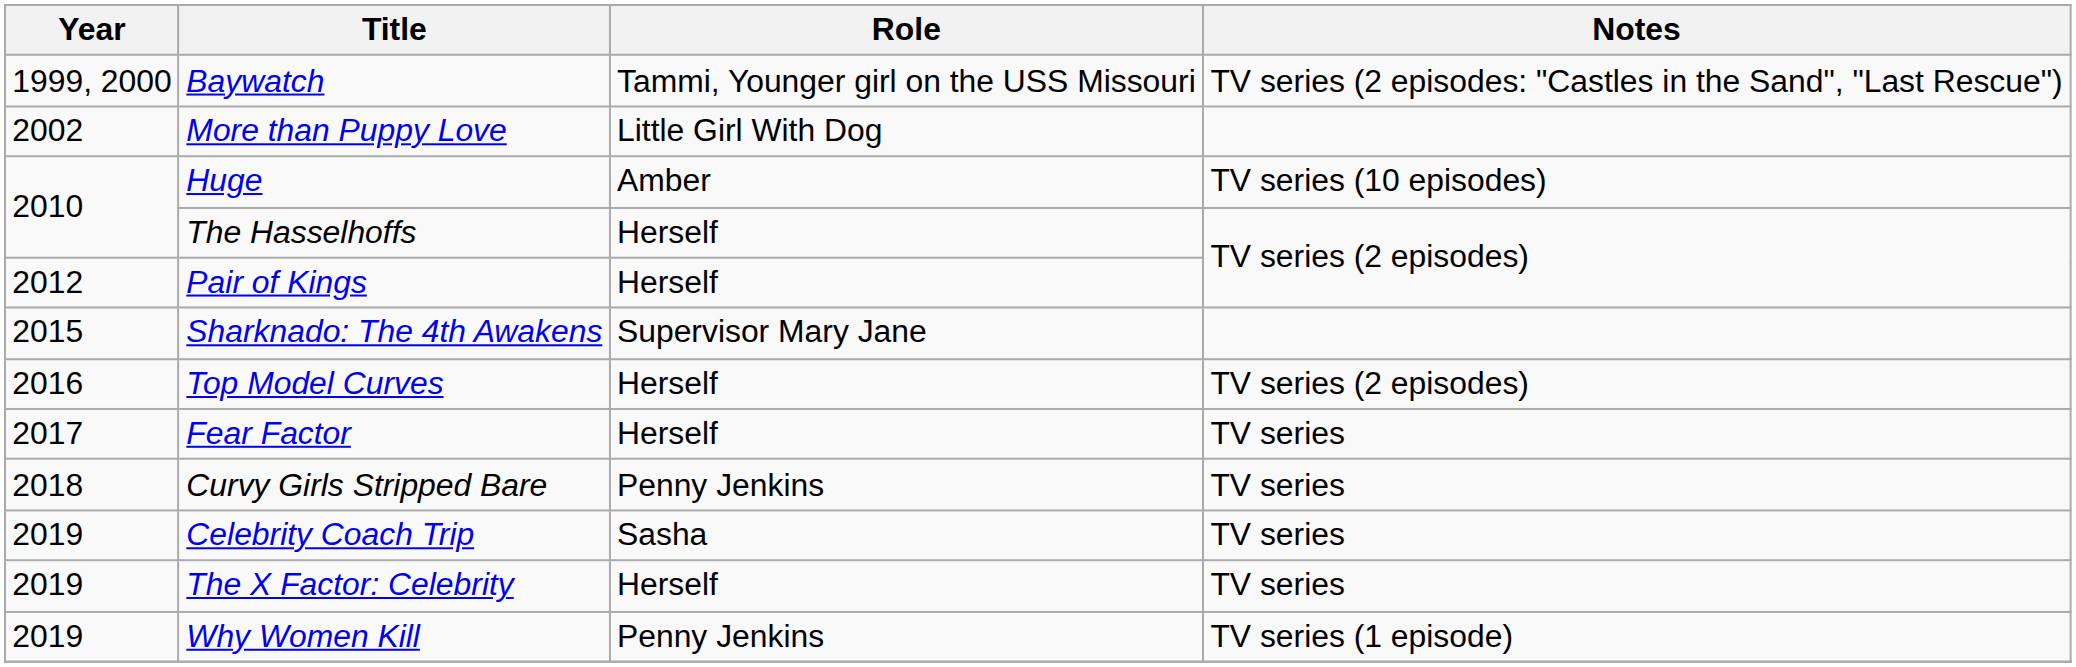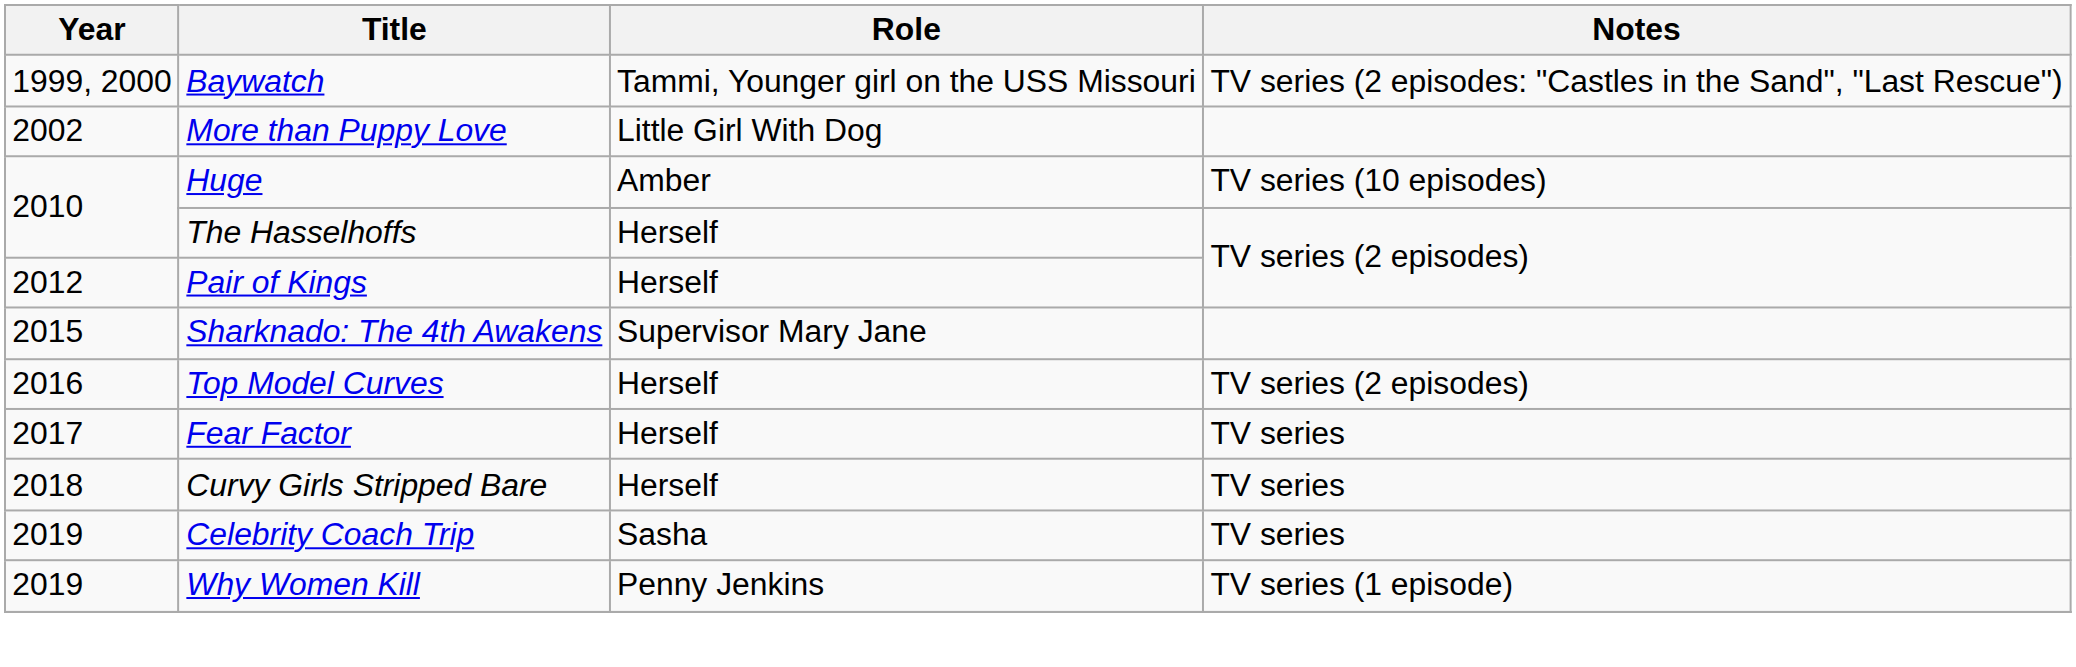(721, 484) Penny Jenkins -> (667, 484) Herself
- row: (350, 585)
